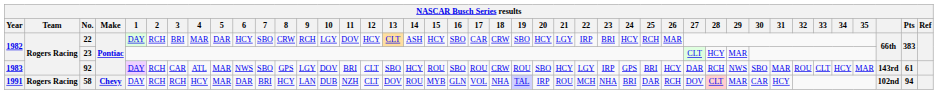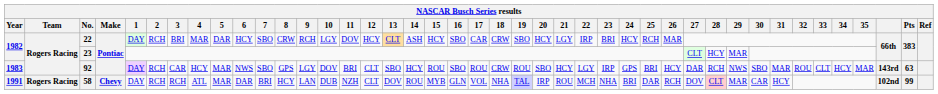(199, 68) ATL -> (199, 68) HCY
(909, 68) 61 -> (909, 68) 63
(199, 82) HCY -> (199, 82) ATL
(909, 82) 94 -> (909, 82) 99
